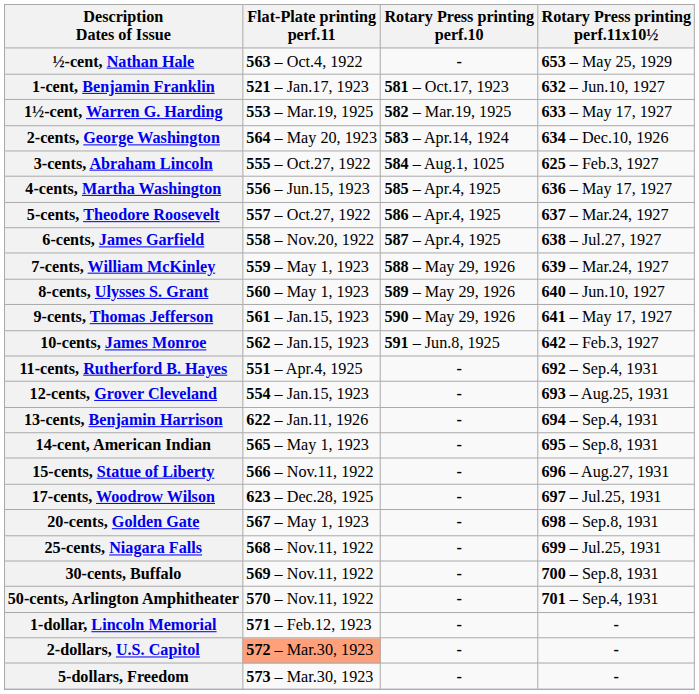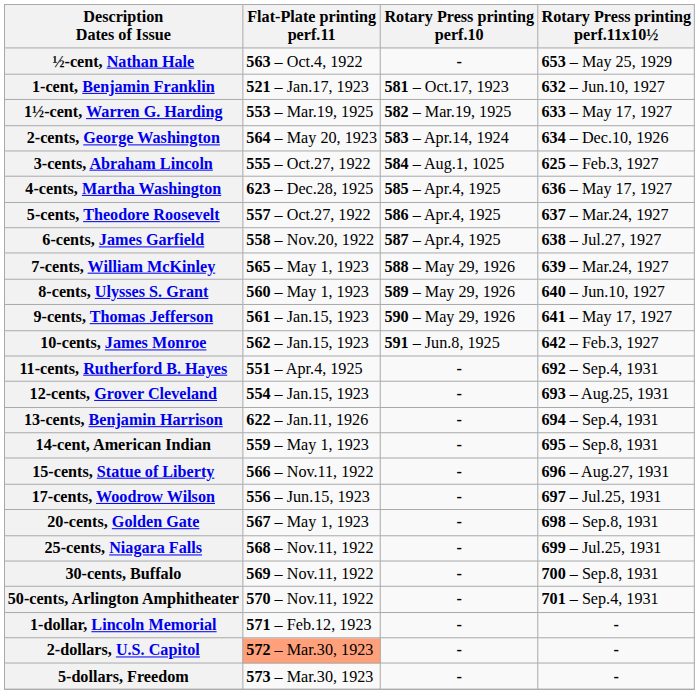(308, 189) 556 – Jun.15, 1923 -> (310, 189) 623 – Dec.28, 1925
(308, 266) 559 – May 1, 1923 -> (308, 266) 565 – May 1, 1923
(308, 445) 565 – May 1, 1923 -> (308, 445) 559 – May 1, 1923
(310, 496) 623 – Dec.28, 1925 -> (308, 496) 556 – Jun.15, 1923
